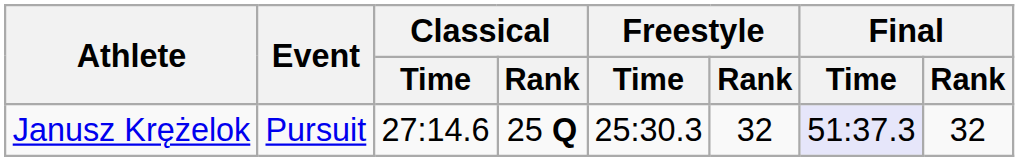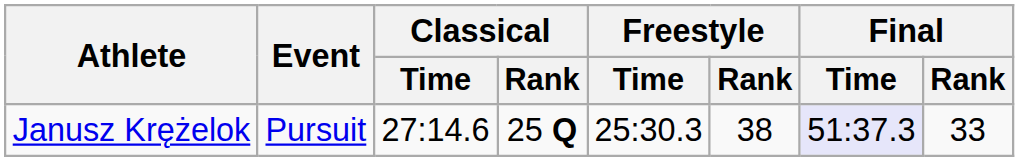(755, 131) 32 -> (755, 131) 38
(968, 131) 32 -> (968, 131) 33
